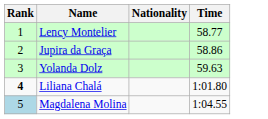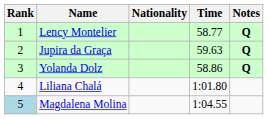+ column: (246, 13)
(210, 50) 58.86 -> (210, 50) 59.63
(210, 68) 59.63 -> (210, 68) 58.86
(20, 86) bold -> (20, 86) normal
